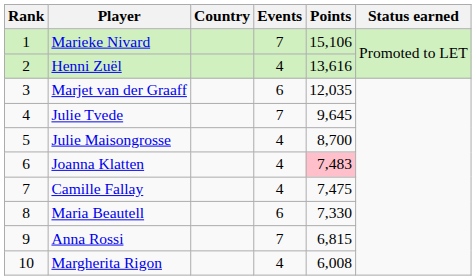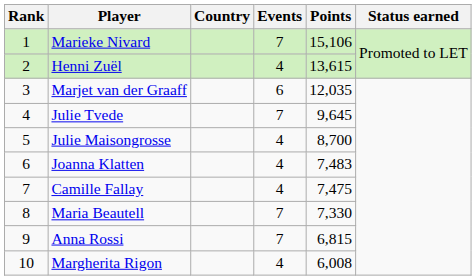(331, 66) 13,616 -> (331, 66) 13,615
(334, 164) pink background -> (334, 164) no background
(280, 213) 6 -> (280, 213) 7
